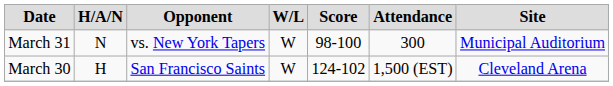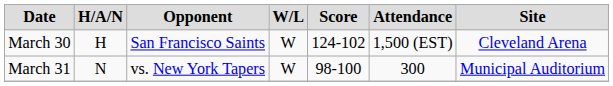rows swapped: (39, 68) <-> (39, 42)
